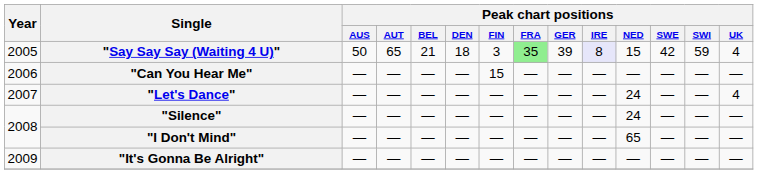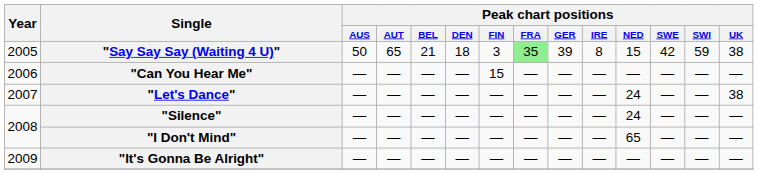(599, 52) lavender background -> (599, 52) no background
(736, 52) 4 -> (736, 52) 38
(736, 94) 4 -> (736, 94) 38
